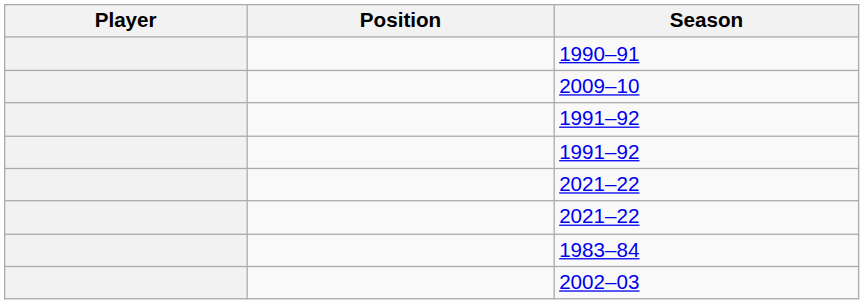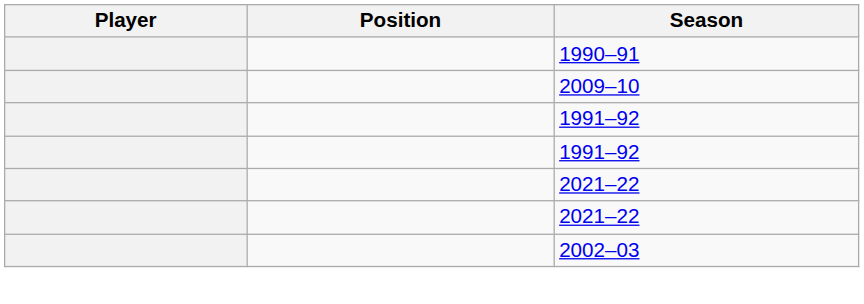- row: (126, 250)
